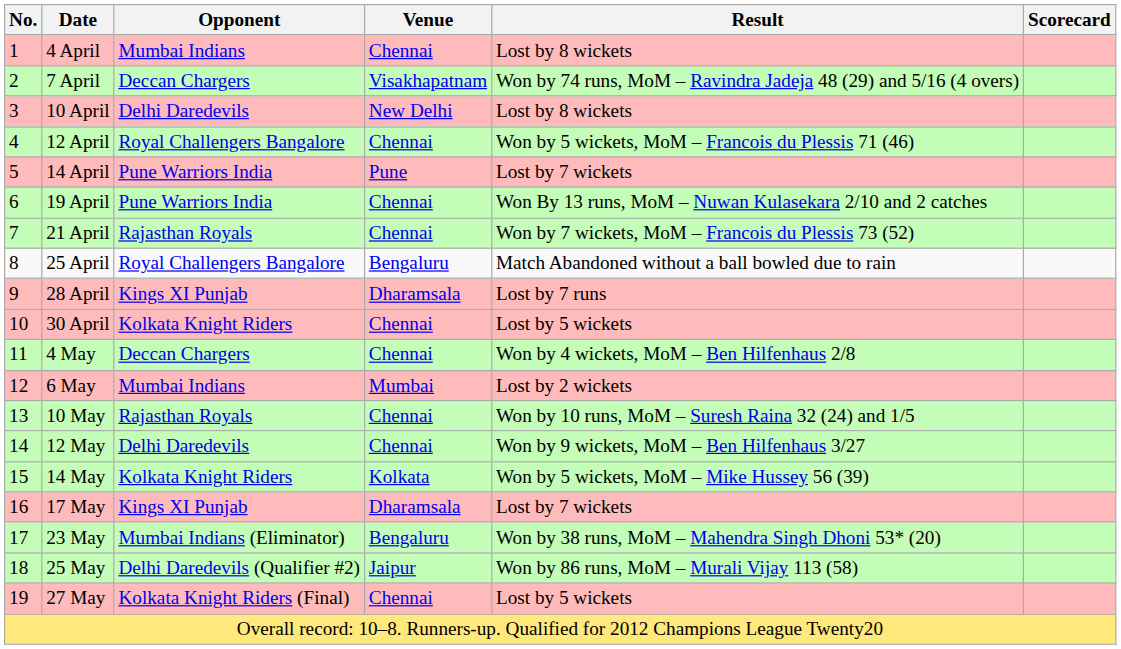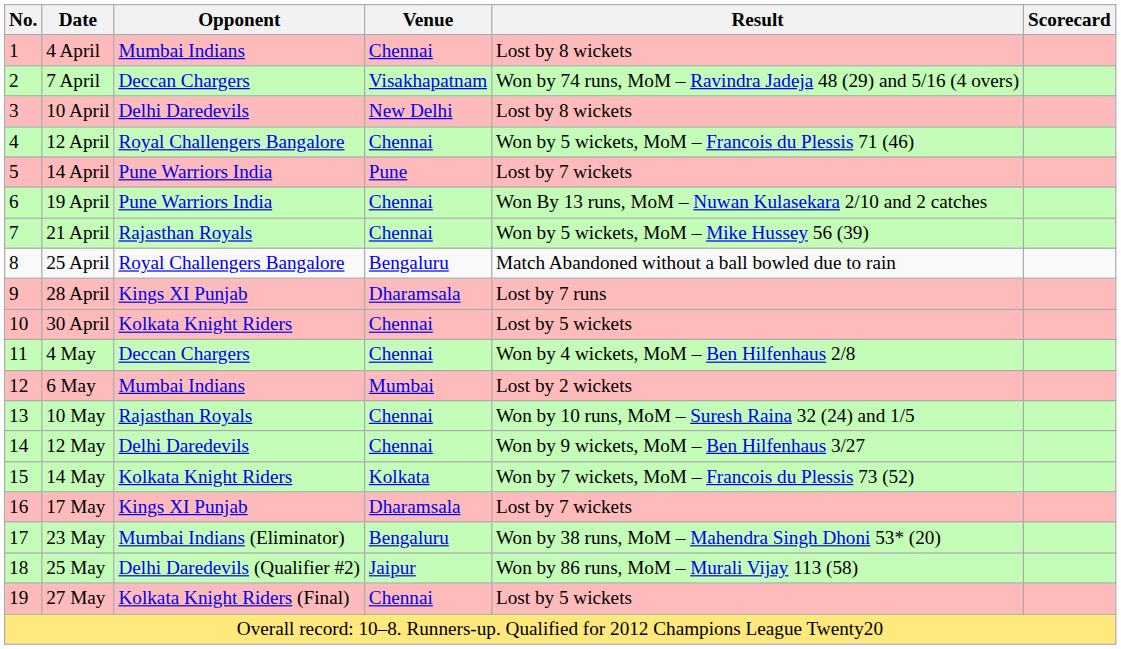(705, 232) Won by 7 wickets, MoM – Francois du Plessis 73 (52) -> (682, 232) Won by 5 wickets, MoM – Mike Hussey 56 (39)
(682, 476) Won by 5 wickets, MoM – Mike Hussey 56 (39) -> (705, 476) Won by 7 wickets, MoM – Francois du Plessis 73 (52)
